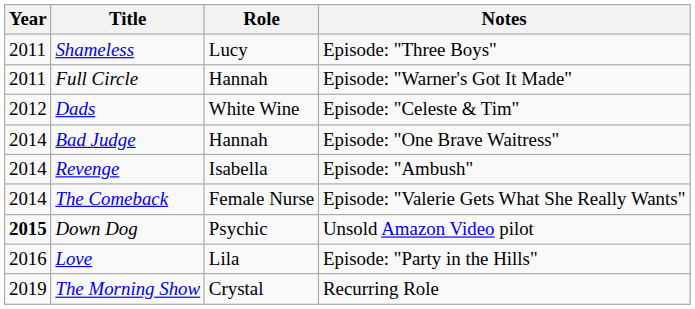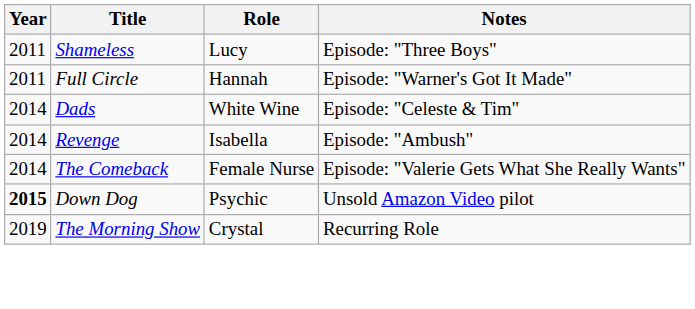(28, 109) 2012 -> (28, 109) 2014
- row: (96, 139)
- row: (74, 259)
